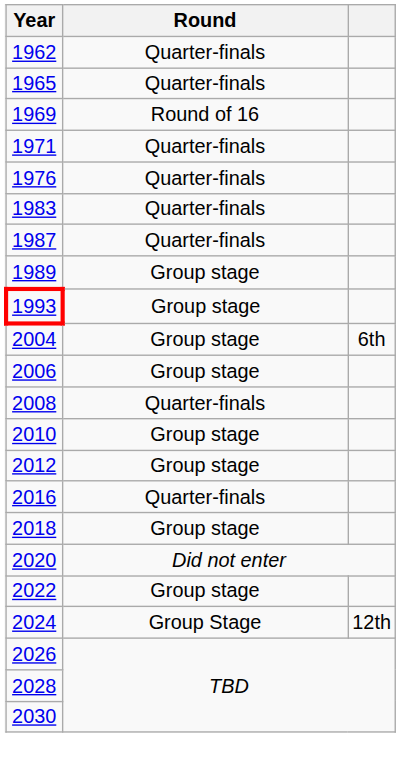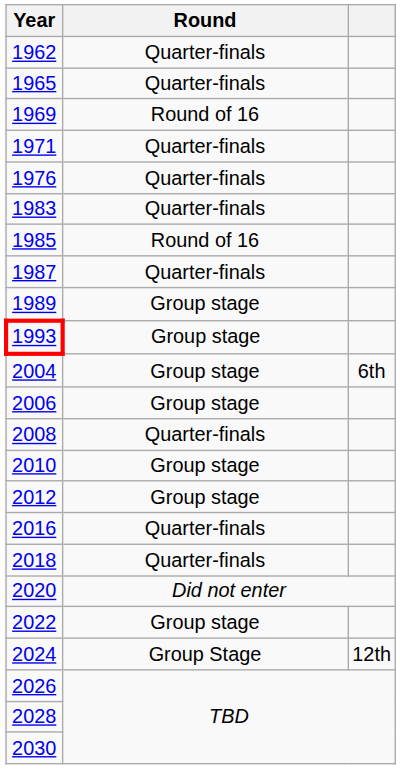+ row: (34, 241)
(205, 529) Group stage -> (205, 560) Quarter-finals
